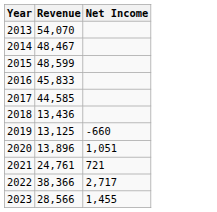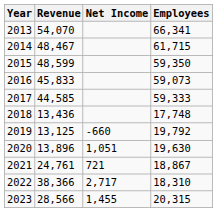+ column: (181, 13)
